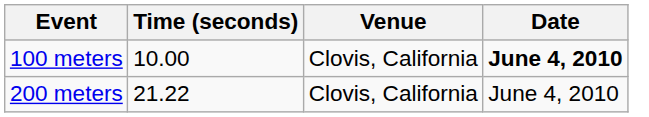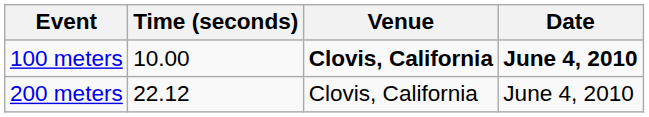(393, 58) normal -> (401, 58) bold
(161, 93) 21.22 -> (161, 93) 22.12
